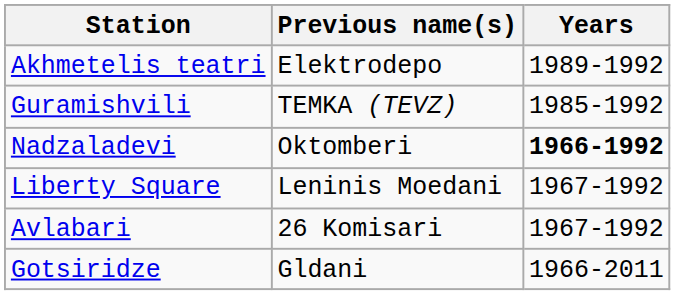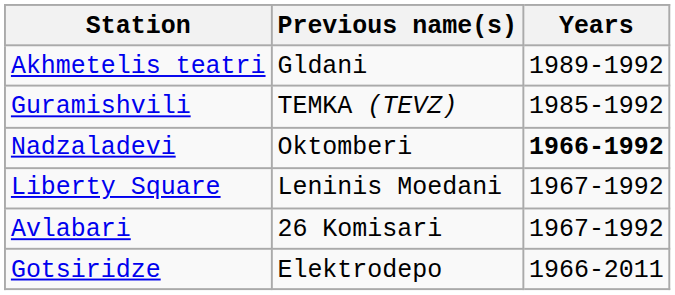(360, 66) Elektrodepo -> (322, 66) Gldani
(322, 269) Gldani -> (360, 269) Elektrodepo
